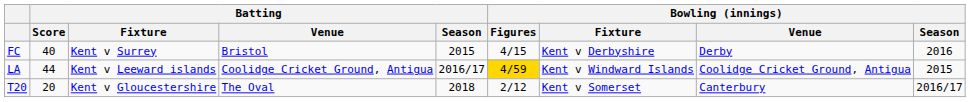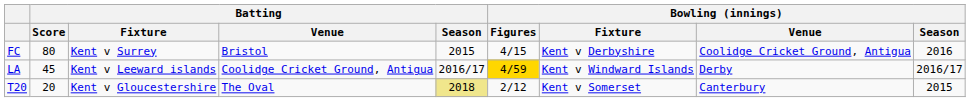(49, 50) 40 -> (49, 50) 80
(716, 50) Derby -> (805, 50) Coolidge Cricket Ground, Antigua
(49, 69) 44 -> (49, 69) 45
(805, 69) Coolidge Cricket Ground, Antigua -> (716, 69) Derby
(939, 69) 2015 -> (939, 69) 2016/17
(462, 87) no background -> (462, 87) khaki background
(939, 87) 2016/17 -> (939, 87) 2015
